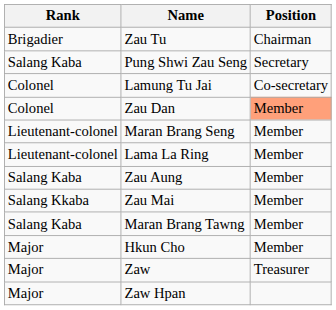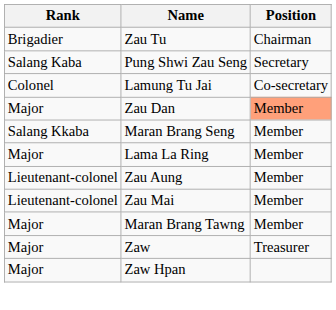(31, 108) Colonel -> (26, 108) Major
(63, 131) Lieutenant-colonel -> (48, 131) Salang Kkaba
(63, 154) Lieutenant-colonel -> (26, 154) Major
(45, 177) Salang Kaba -> (63, 177) Lieutenant-colonel
(48, 200) Salang Kkaba -> (63, 200) Lieutenant-colonel
(45, 223) Salang Kaba -> (26, 223) Major
- row: (155, 246)
